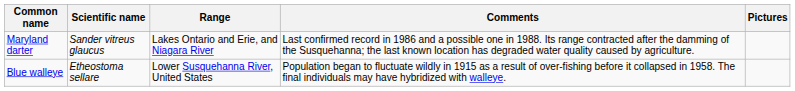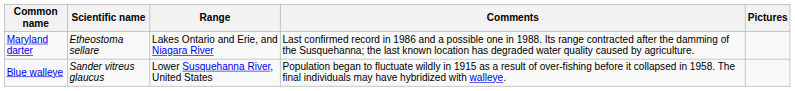(102, 45) Sander vitreus glaucus -> (96, 45) Etheostoma sellare
(96, 72) Etheostoma sellare -> (102, 72) Sander vitreus glaucus
